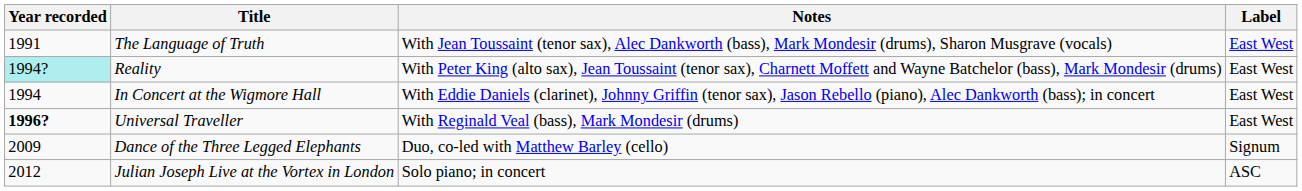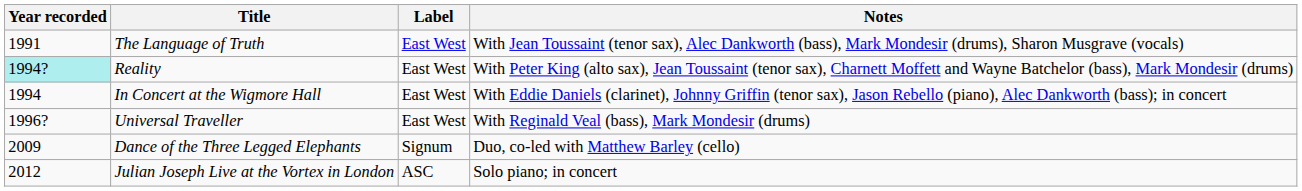columns swapped: (1261, 17) <-> (812, 17)
(29, 120) bold -> (28, 120) normal
